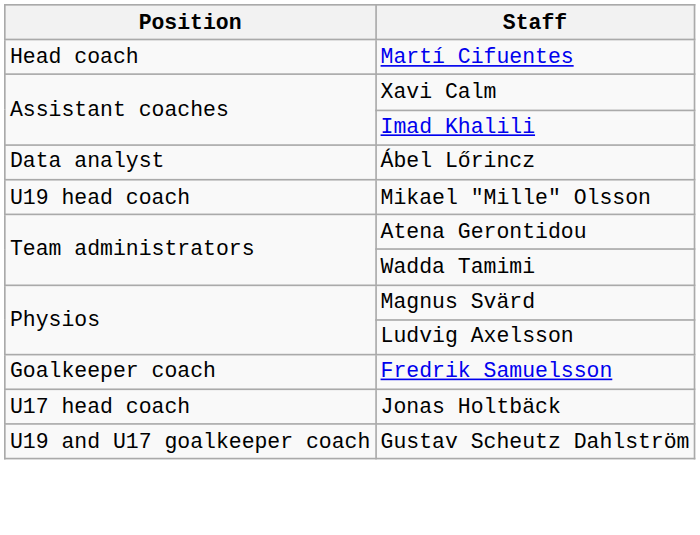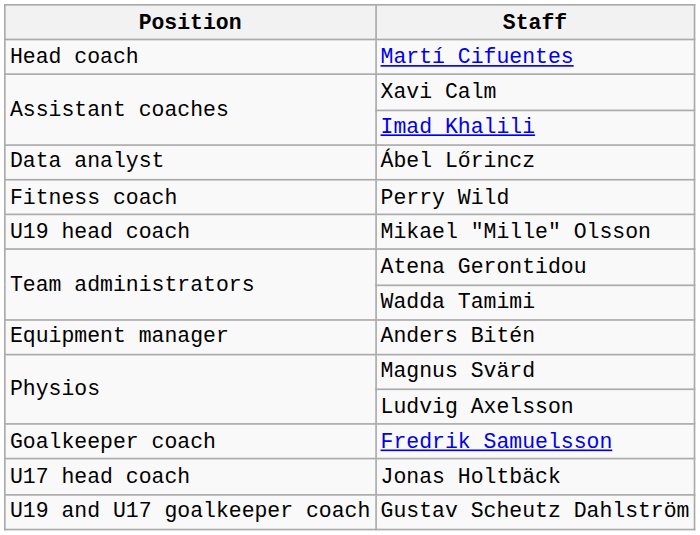+ row: (445, 197)
+ row: (458, 337)
